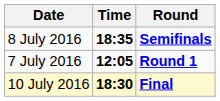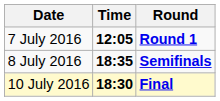rows swapped: (45, 61) <-> (45, 38)
